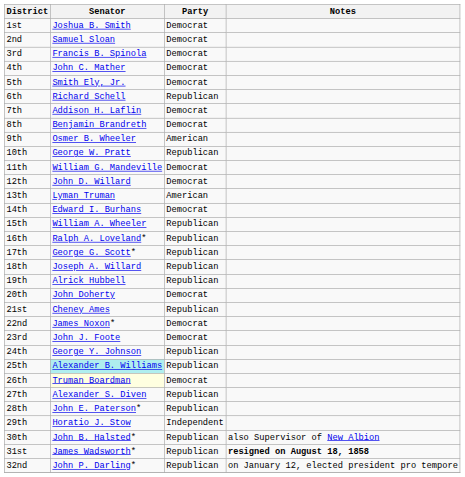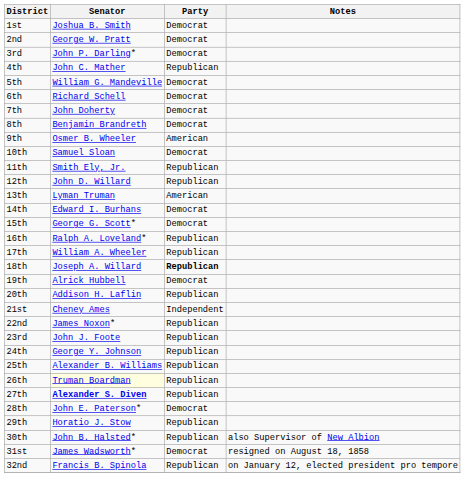(84, 40) Samuel Sloan -> (92, 40) George W. Pratt
(99, 54) Francis B. Spinola -> (94, 54) John P. Darling*
(187, 68) Democrat -> (192, 68) Republican
(89, 82) Smith Ely, Jr. -> (107, 82) William G. Mandeville
(192, 97) Republican -> (187, 97) Democrat
(97, 111) Addison H. Laflin -> (84, 111) John Doherty
(92, 153) George W. Pratt -> (84, 153) Samuel Sloan
(192, 153) Republican -> (187, 153) Democrat
(107, 168) William G. Mandeville -> (89, 168) Smith Ely, Jr.
(187, 168) Democrat -> (192, 168) Republican
(187, 182) Democrat -> (192, 182) Republican
(99, 224) William A. Wheeler -> (94, 224) George G. Scott*
(192, 224) Republican -> (187, 224) Democrat
(94, 253) George G. Scott* -> (99, 253) William A. Wheeler
(192, 267) normal -> (192, 267) bold
(192, 281) Republican -> (187, 281) Democrat
(84, 295) John Doherty -> (97, 295) Addison H. Laflin
(187, 295) Democrat -> (192, 295) Republican
(192, 310) Republican -> (195, 310) Independent
(187, 324) Democrat -> (192, 324) Republican
(187, 338) Democrat -> (192, 338) Republican
(107, 366) paleturquoise background -> (107, 366) no background
(187, 381) Democrat -> (192, 381) Republican
(99, 395) normal -> (99, 395) bold
(192, 409) Republican -> (187, 409) Democrat
(195, 423) Independent -> (192, 423) Republican
(192, 451) Republican -> (187, 451) Democrat
(299, 451) bold -> (299, 451) normal
(94, 466) John P. Darling* -> (99, 466) Francis B. Spinola
